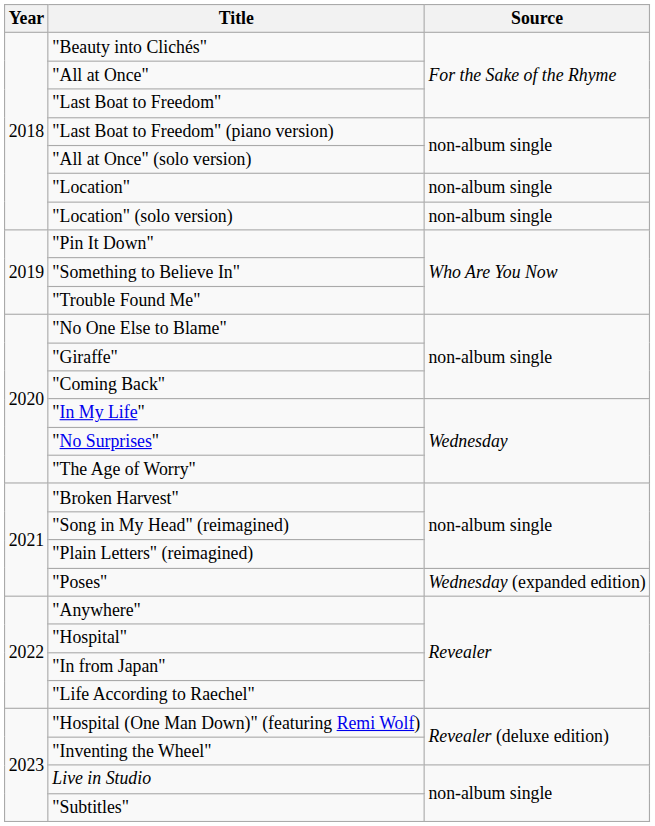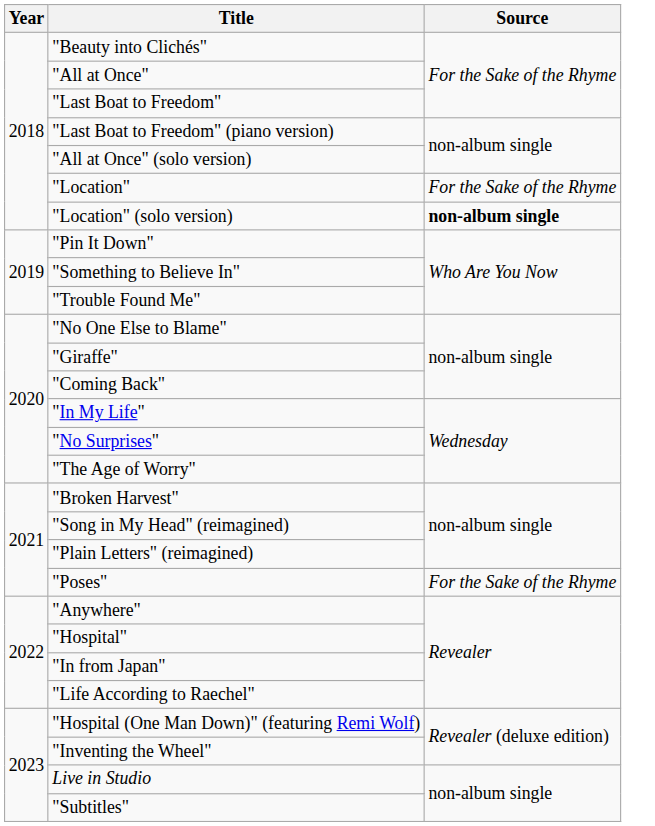(490, 187) non-album single -> (522, 187) For the Sake of the Rhyme
(490, 215) normal -> (494, 215) bold
(537, 581) Wednesday (expanded edition) -> (522, 581) For the Sake of the Rhyme
